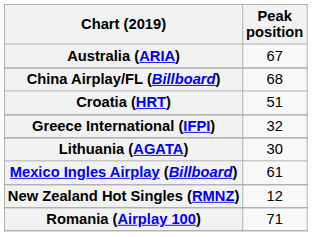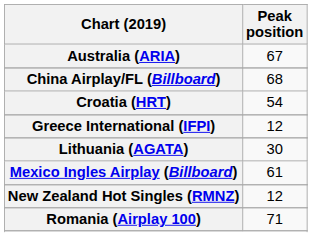(275, 102) 51 -> (275, 102) 54
(275, 126) 32 -> (275, 126) 12
